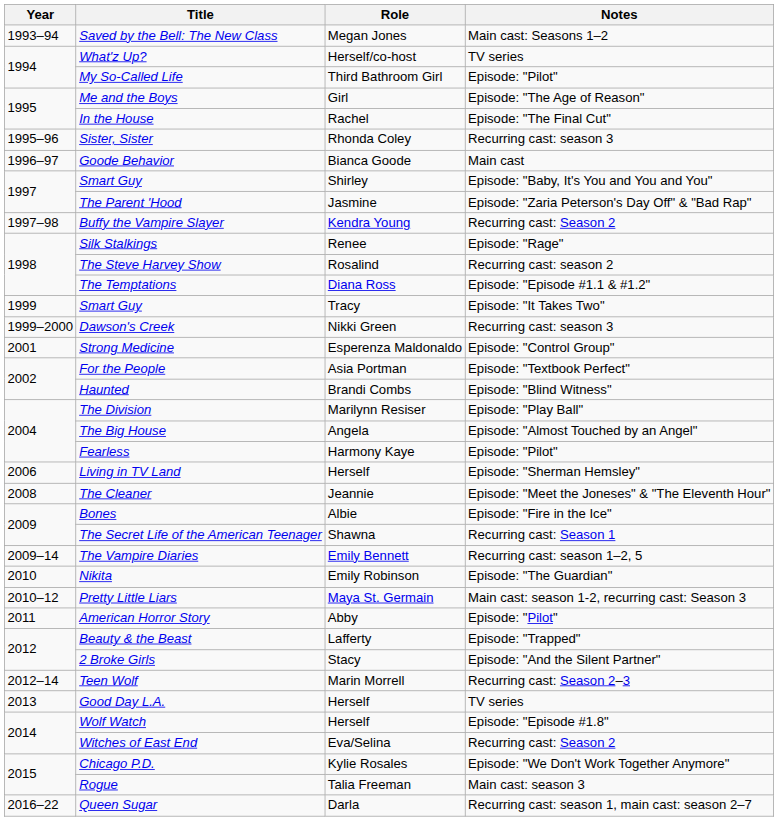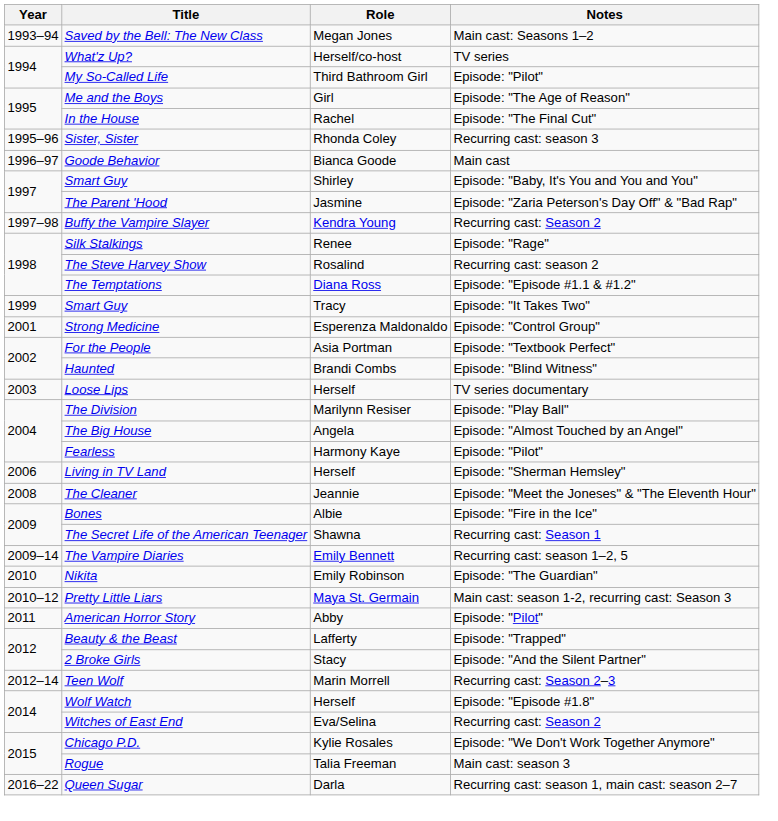- row: (127, 327)
+ row: (96, 389)
- row: (122, 701)
